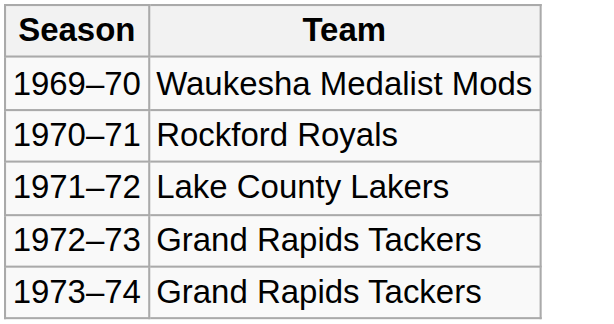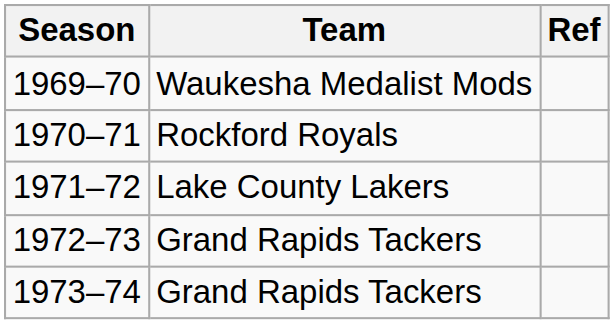+ column: (574, 30)
